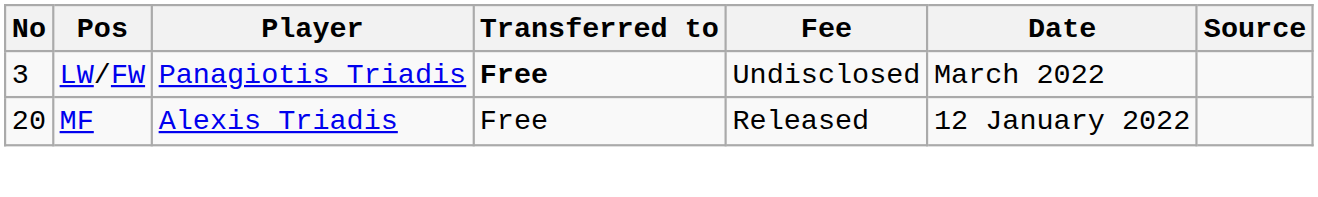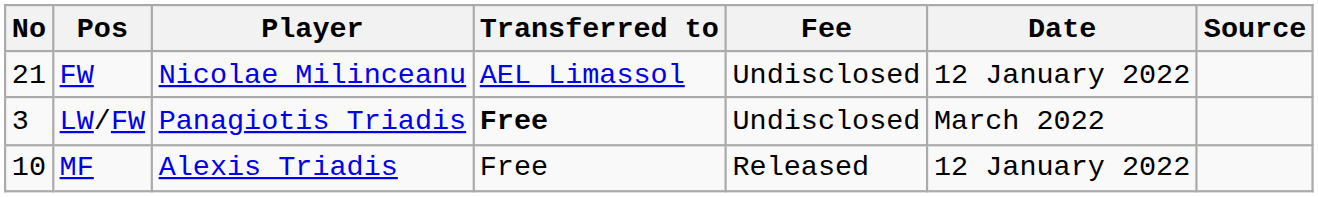+ row: (77, 75)
(29, 121) 20 -> (29, 167) 10
